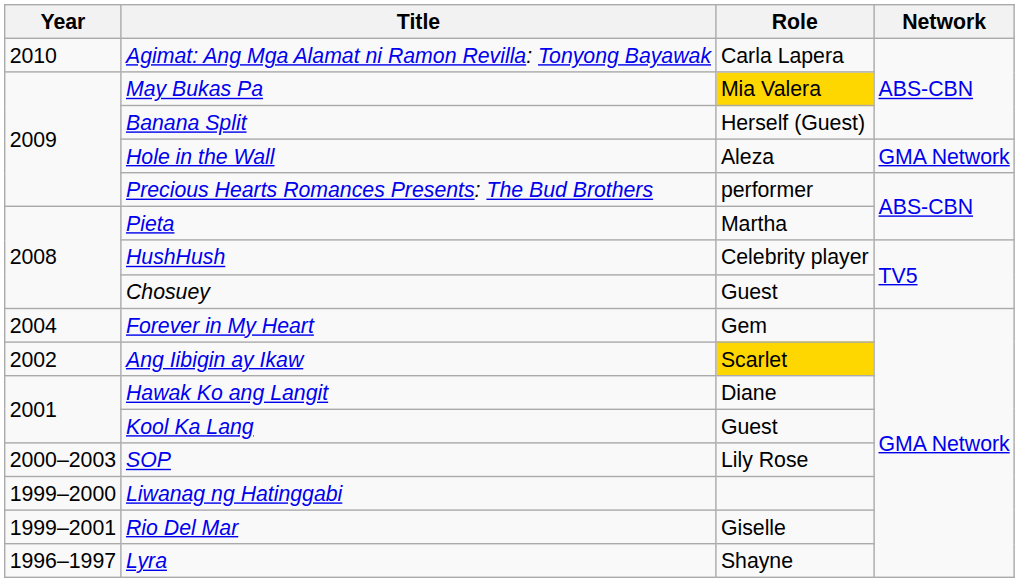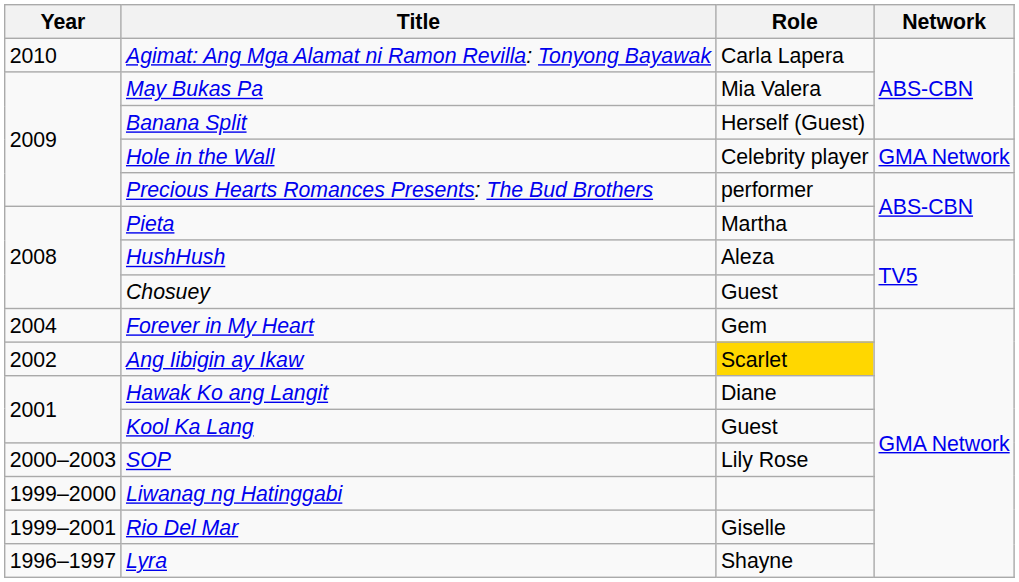(771, 89) gold background -> (771, 89) no background
(748, 156) Aleza -> (795, 156) Celebrity player
(795, 258) Celebrity player -> (748, 258) Aleza
